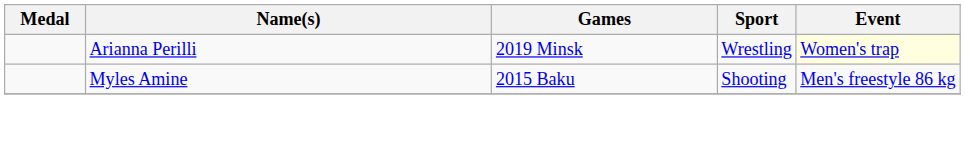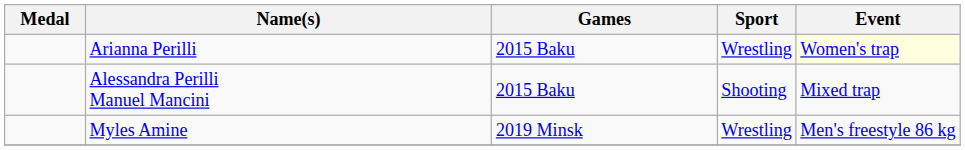(539, 49) 2019 Minsk -> (535, 49) 2015 Baku
+ row: (154, 89)
(535, 79) 2015 Baku -> (539, 130) 2019 Minsk
(754, 79) Shooting -> (757, 130) Wrestling
